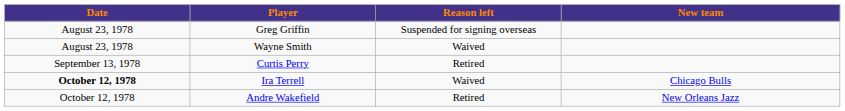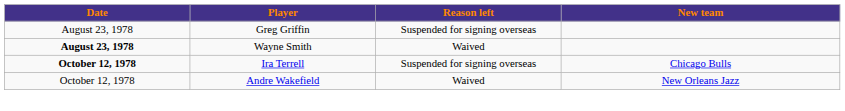(97, 47) normal -> (97, 47) bold
- row: (283, 64)
(468, 81) Waived -> (468, 64) Suspended for signing overseas
(468, 98) Retired -> (468, 81) Waived
